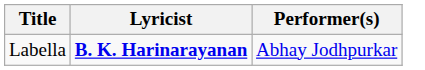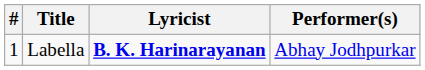+ column: (14, 19)
